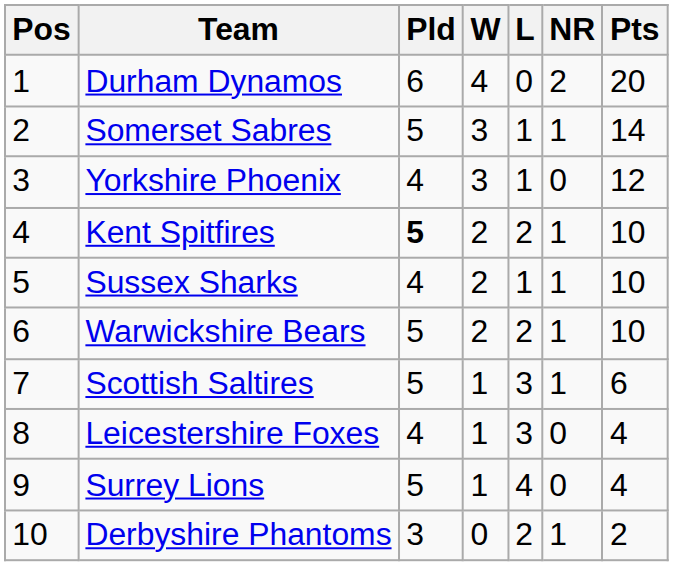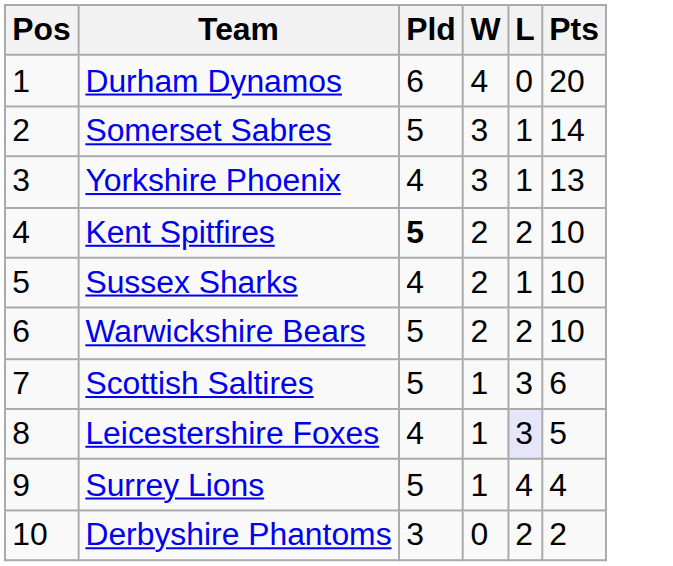- column: (572, 29)
(628, 181) 12 -> (567, 181) 13
(524, 433) no background -> (524, 433) lavender background
(619, 433) 4 -> (558, 433) 5
